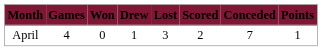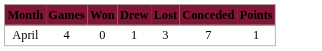- column: (200, 14)
